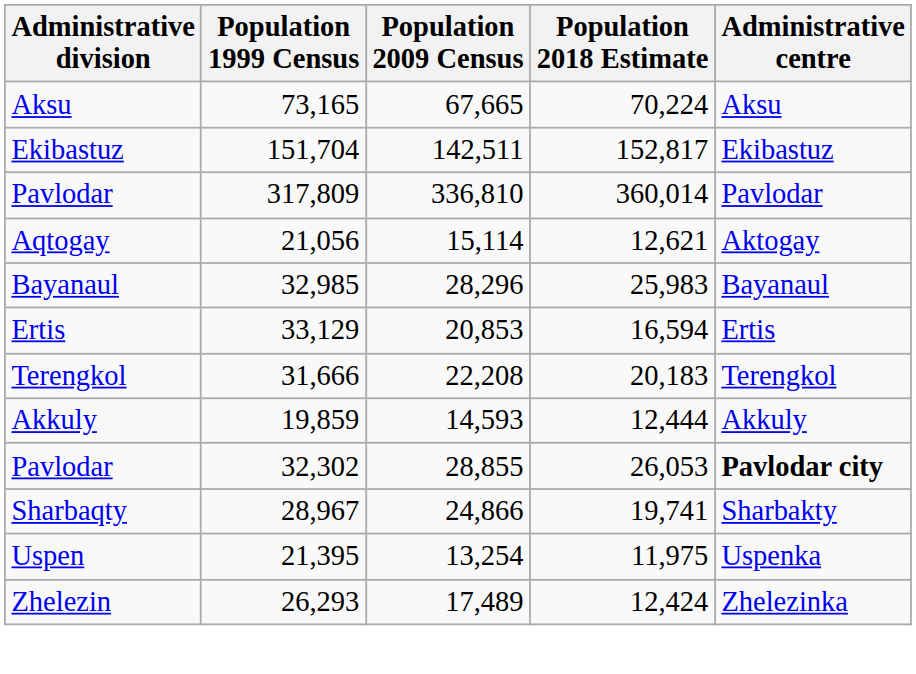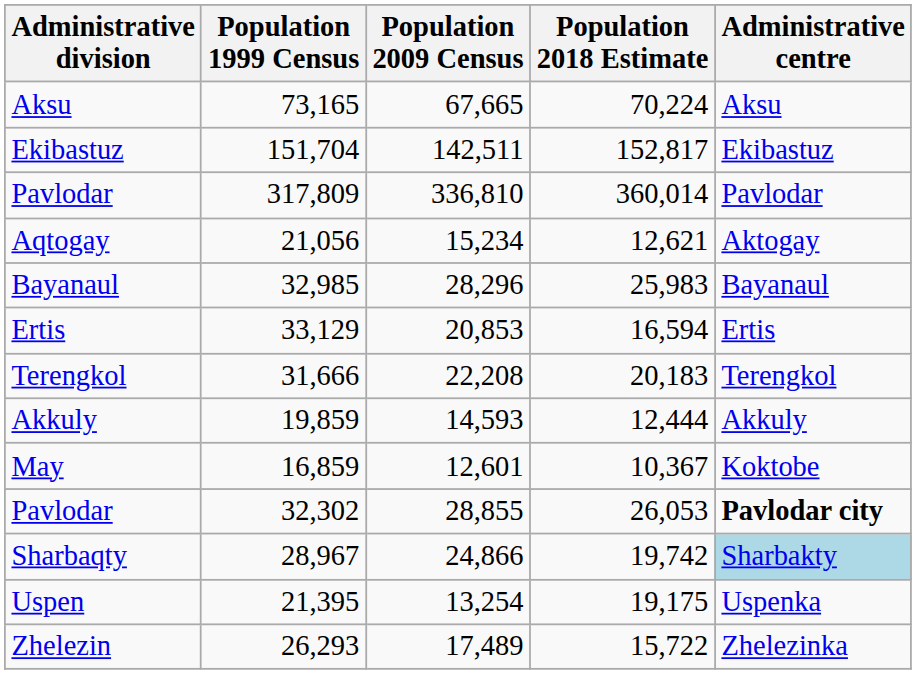(485, 239) 15,114 -> (484, 239) 15,234
+ row: (38, 465)
(669, 510) 19,741 -> (669, 555) 19,742
(779, 510) no background -> (779, 555) lightblue background
(670, 555) 11,975 -> (669, 601) 19,175
(669, 601) 12,424 -> (669, 646) 15,722
